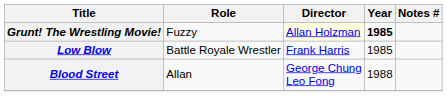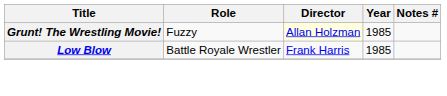(380, 31) bold -> (378, 31) normal
- row: (84, 74)
